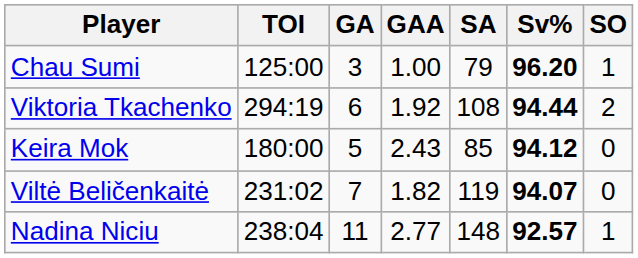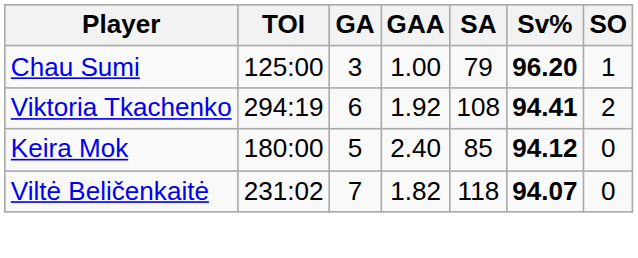(545, 107) 94.44 -> (545, 107) 94.41
(416, 149) 2.43 -> (416, 149) 2.40
(478, 190) 119 -> (478, 190) 118
- row: (85, 231)
